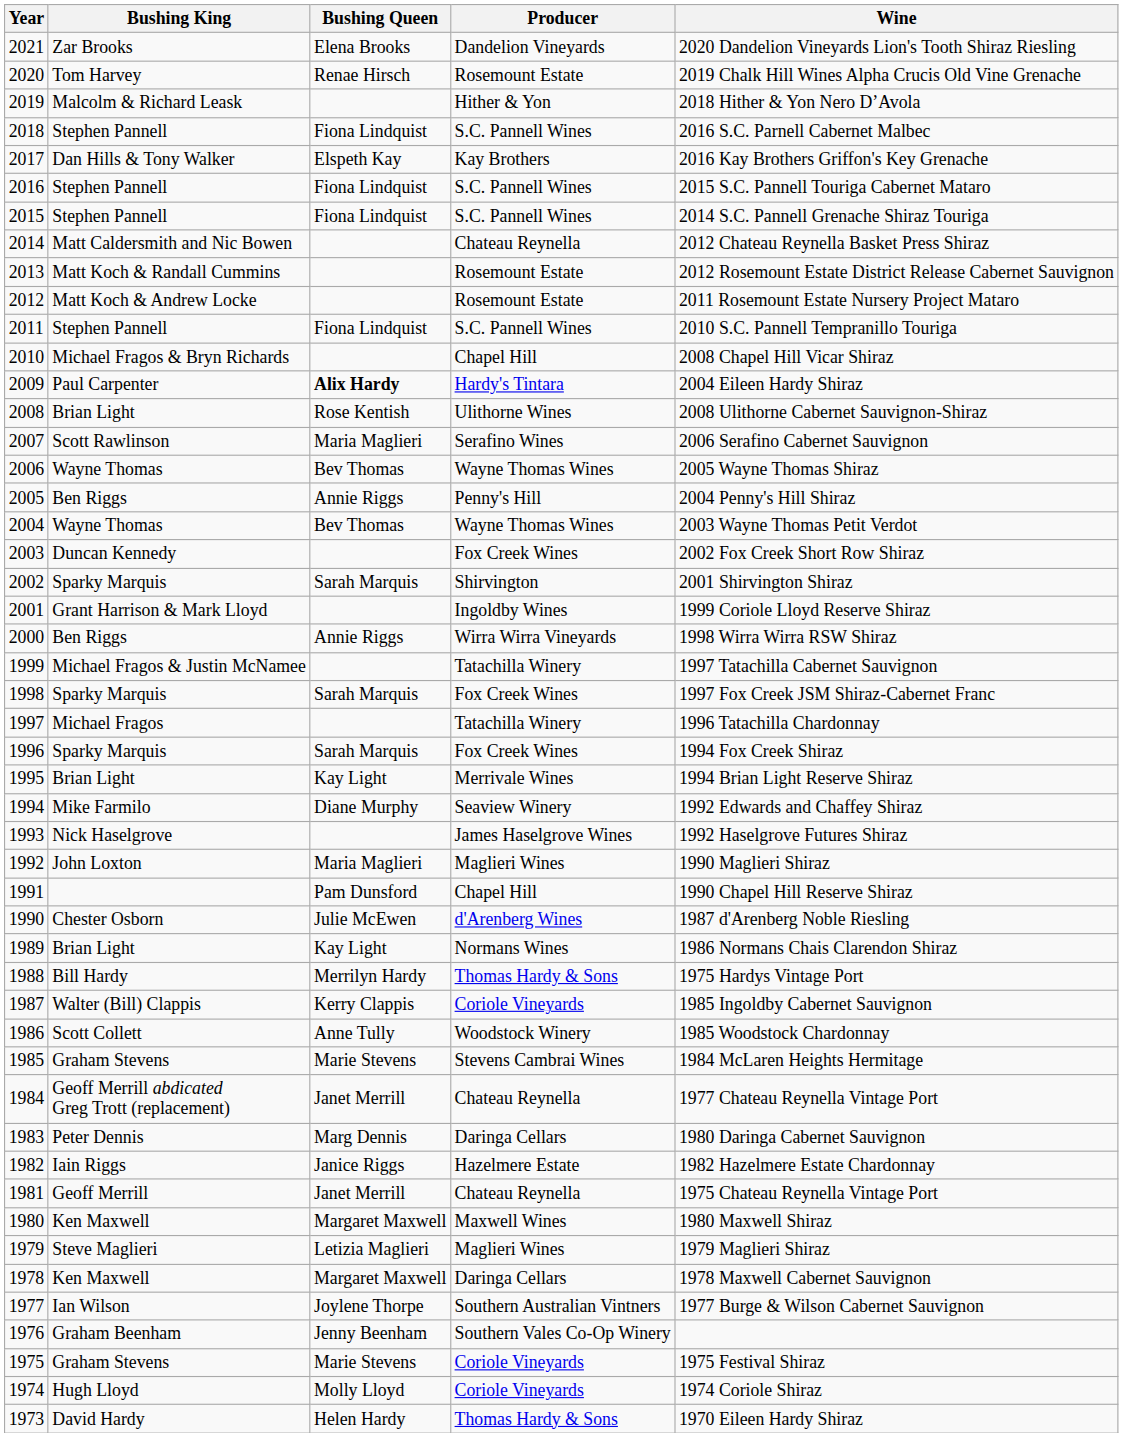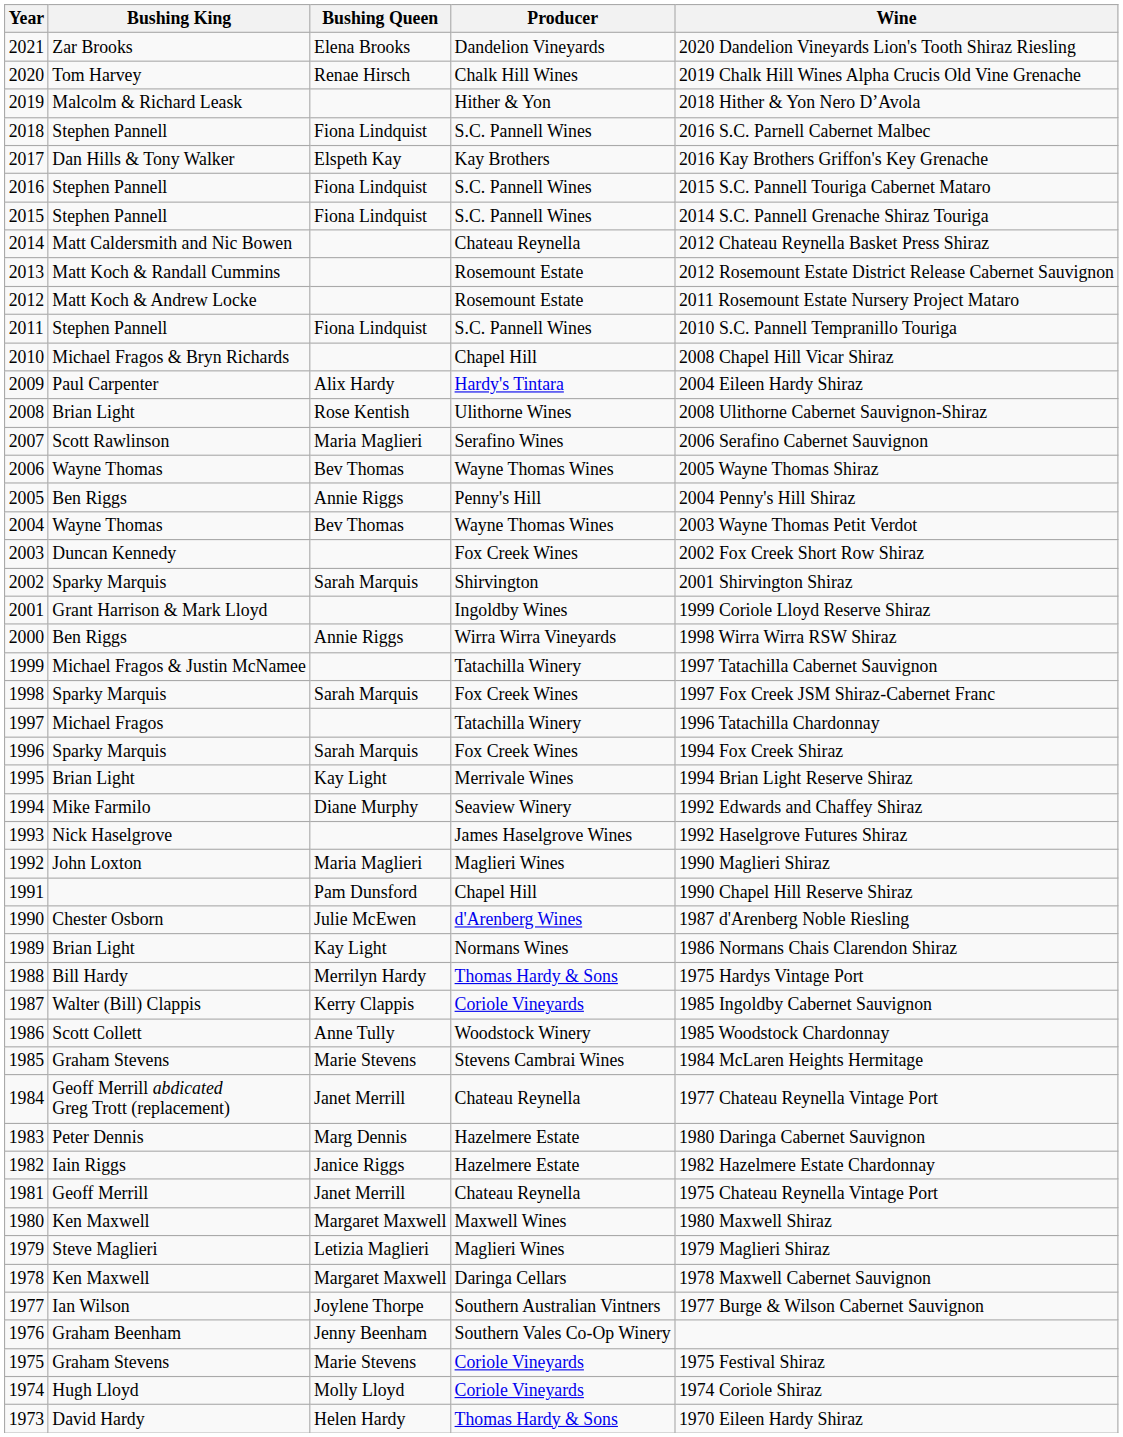(519, 74) Rosemount Estate -> (516, 74) Chalk Hill Wines
(357, 384) bold -> (354, 384) normal
(511, 1137) Daringa Cellars -> (517, 1137) Hazelmere Estate
